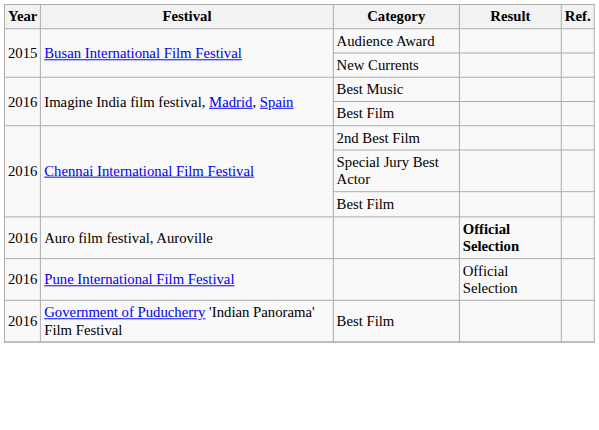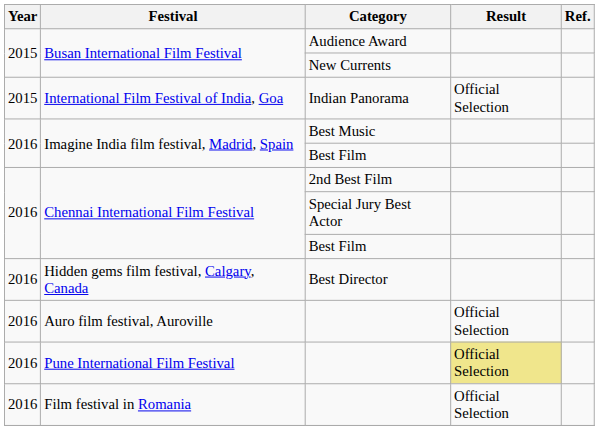+ row: (164, 98)
+ row: (149, 279)
(491, 237) bold -> (481, 321) normal
(490, 279) no background -> (481, 362) khaki background
+ row: (118, 404)
- row: (179, 321)
